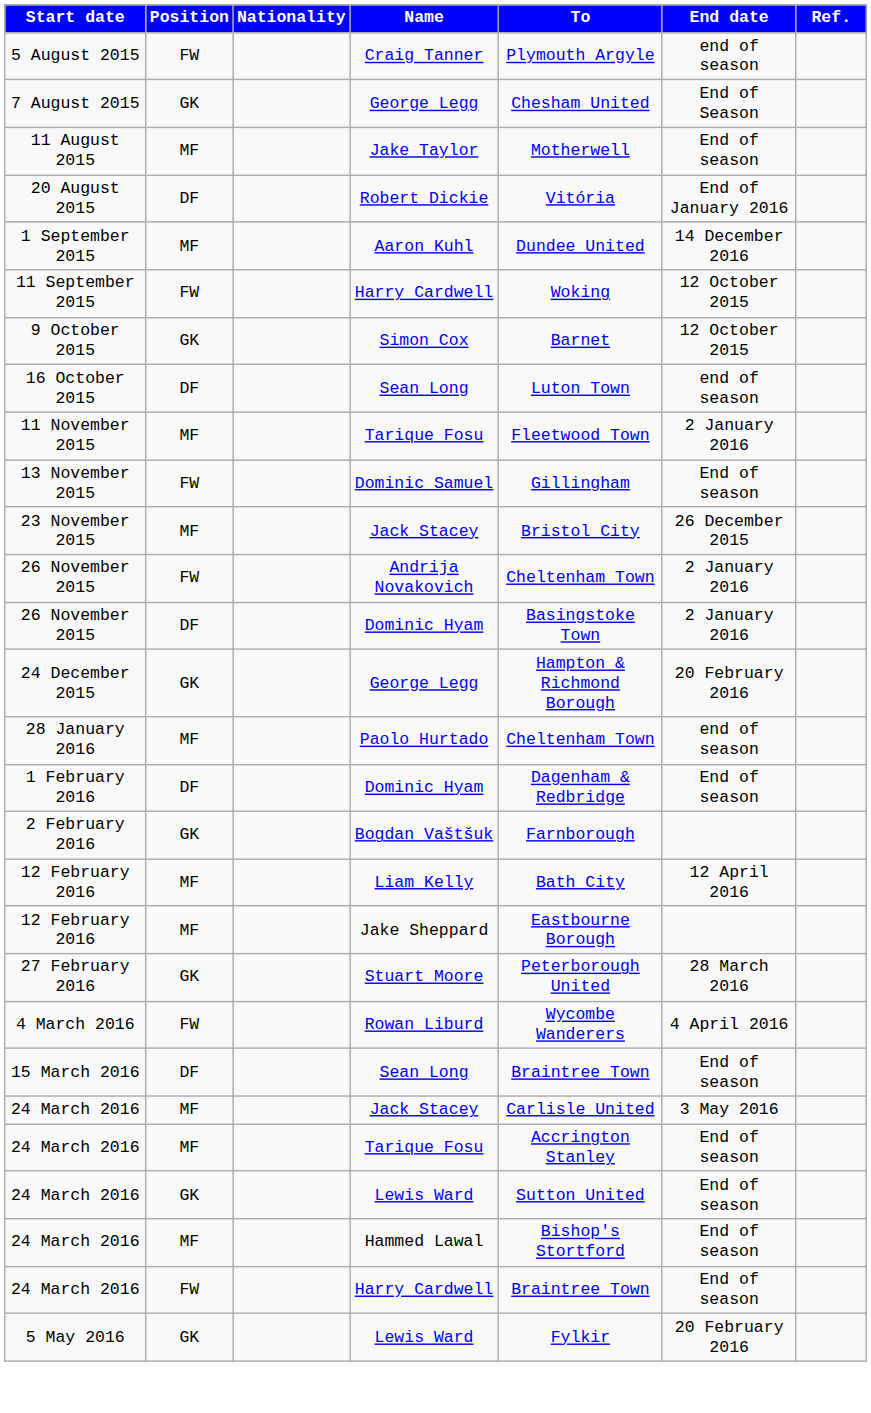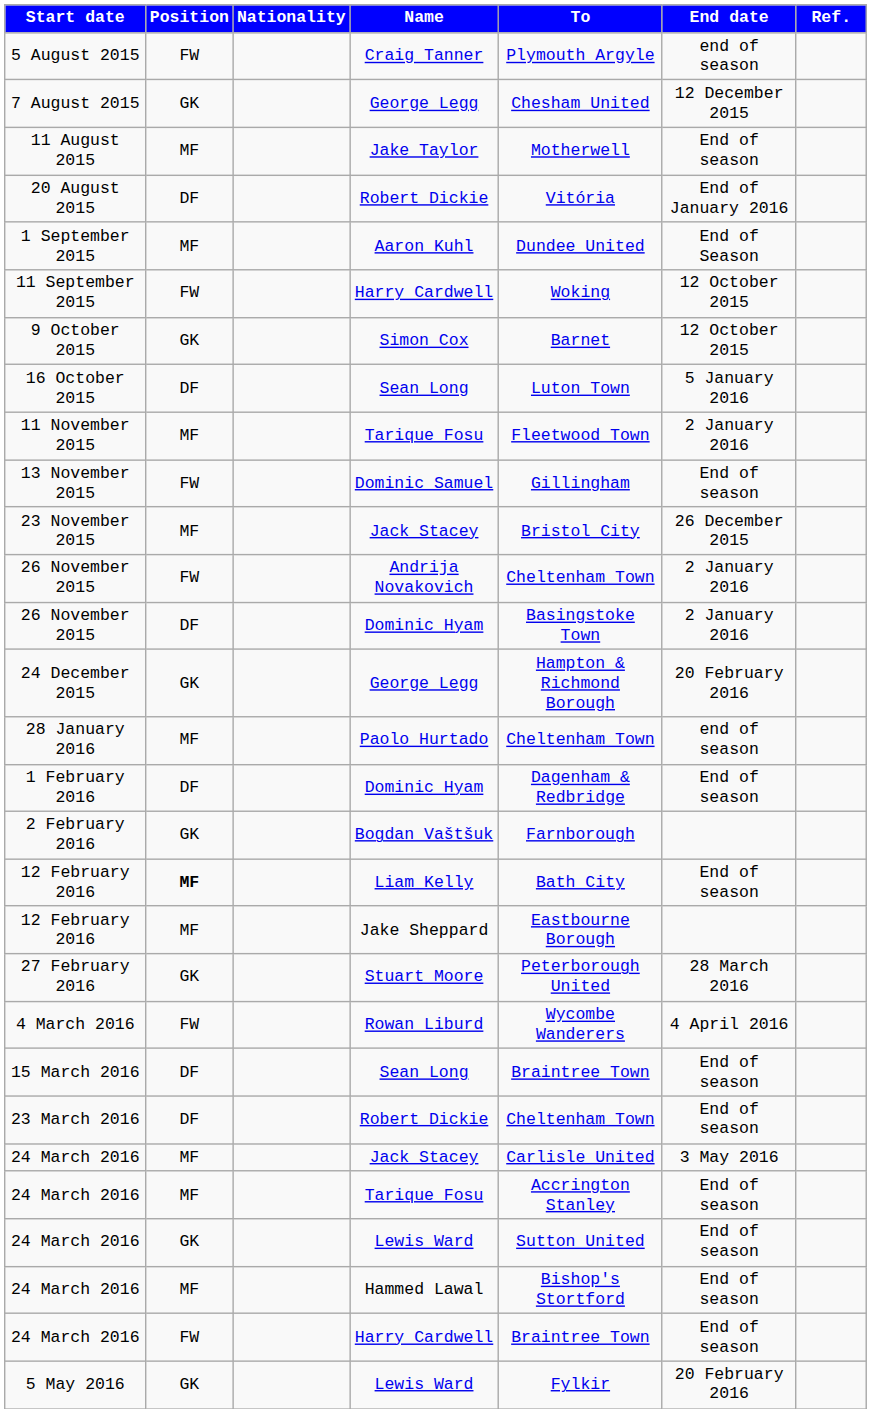(729, 103) End of Season -> (729, 103) 12 December 2015
(729, 246) 14 December 2016 -> (729, 246) End of Season
(729, 388) end of season -> (729, 388) 5 January 2016
(189, 882) normal -> (189, 882) bold
(729, 882) 12 April 2016 -> (729, 882) End of season
+ row: (75, 1120)
